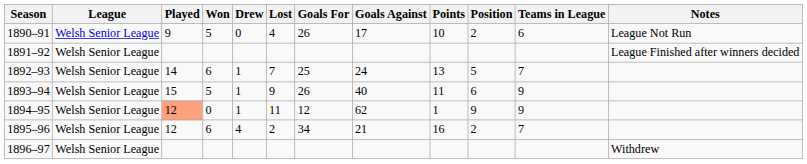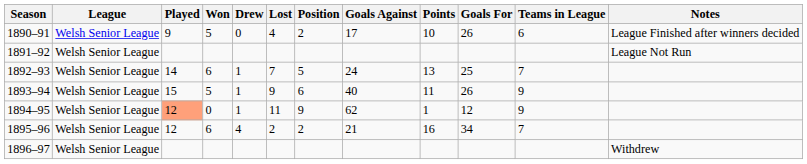columns swapped: (323, 14) <-> (491, 14)
(651, 33) League Not Run -> (705, 33) League Finished after winners decided
(705, 52) League Finished after winners decided -> (651, 52) League Not Run
